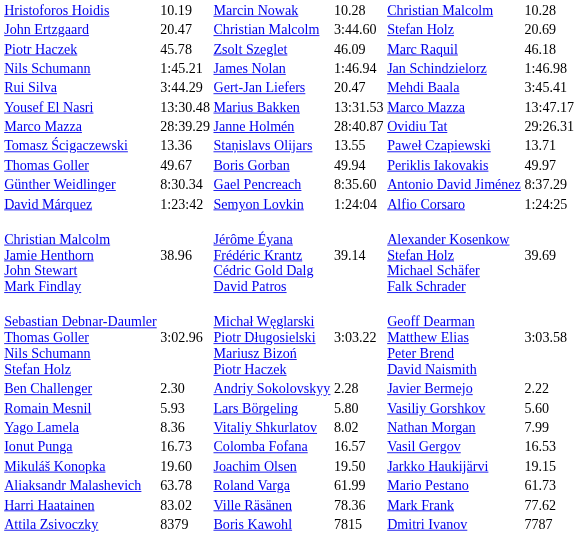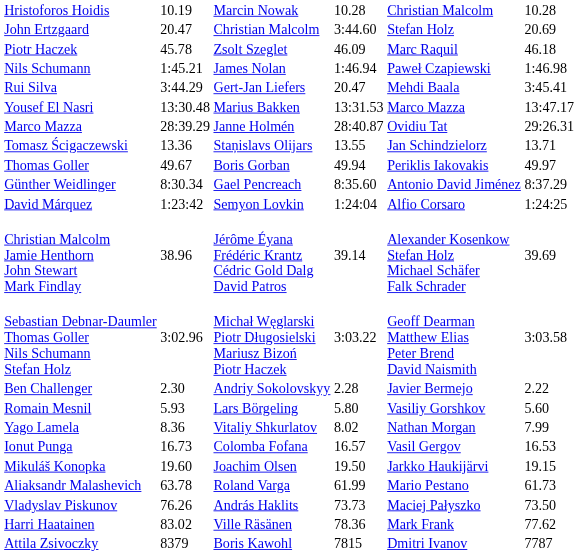(437, 68) Jan Schindzielorz -> (439, 68) Paweł Czapiewski
(439, 146) Paweł Czapiewski -> (437, 146) Jan Schindzielorz
+ row: (61, 505)
